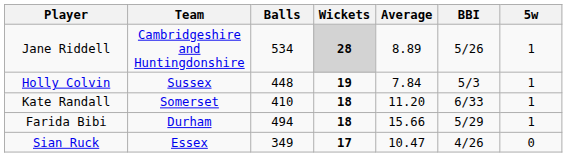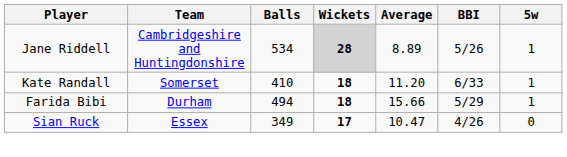- row: (66, 82)
